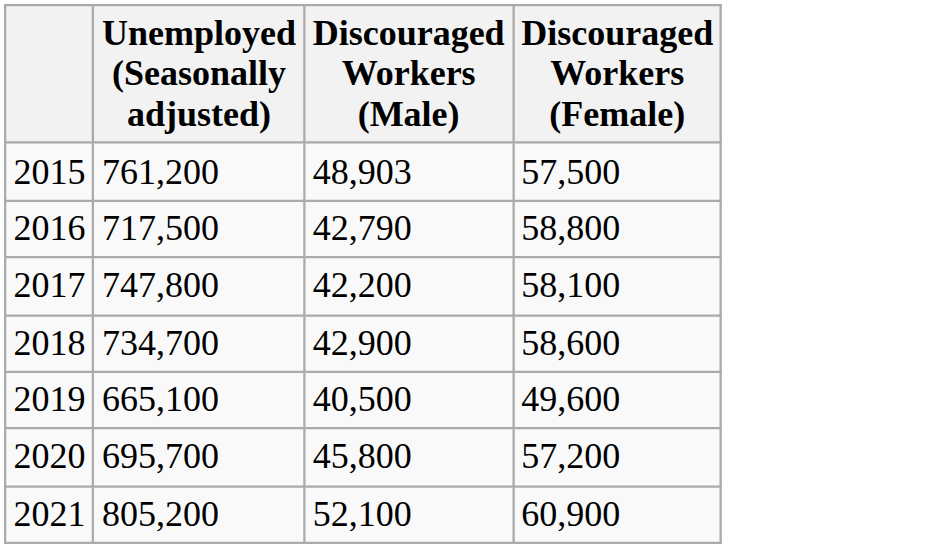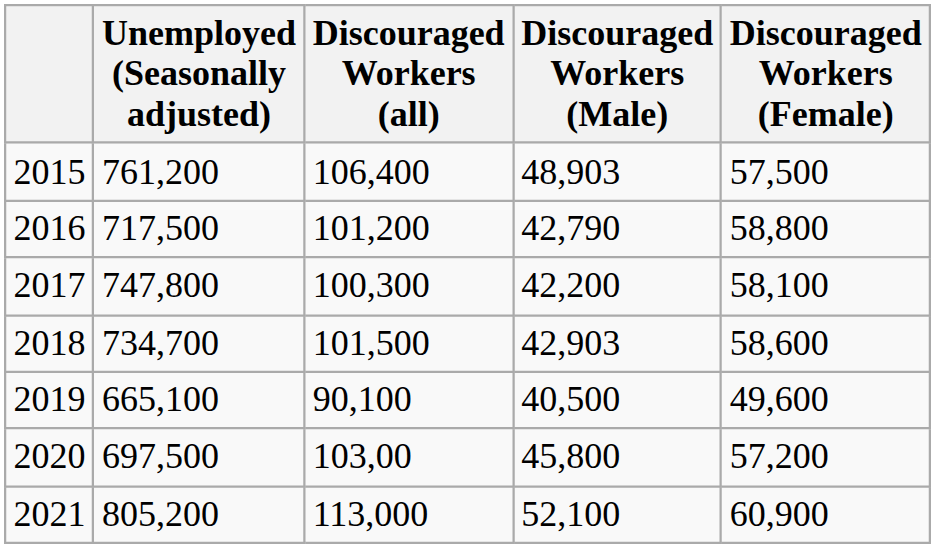+ column: (409, 73)
(362, 342) 42,900 -> (571, 342) 42,903
(161, 456) 695,700 -> (161, 456) 697,500
